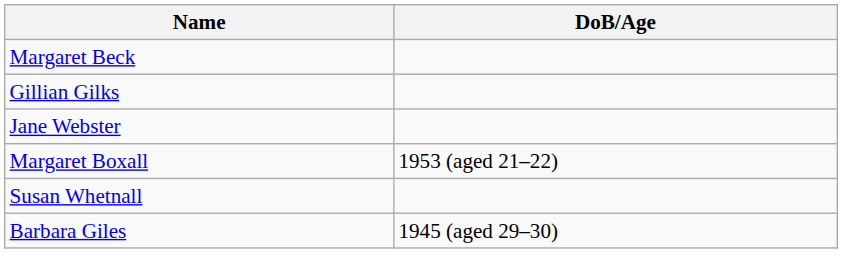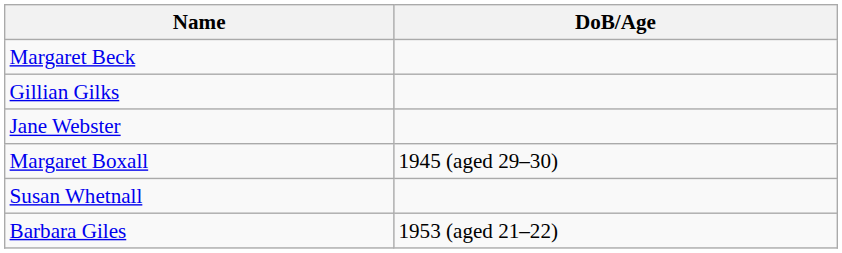(478, 161) 1953 (aged 21–22) -> (478, 161) 1945 (aged 29–30)
(478, 231) 1945 (aged 29–30) -> (478, 231) 1953 (aged 21–22)
